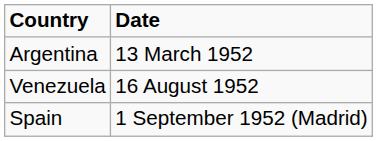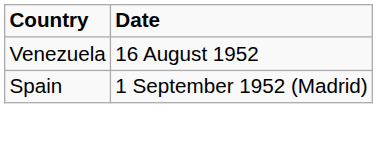- row: (54, 53)
